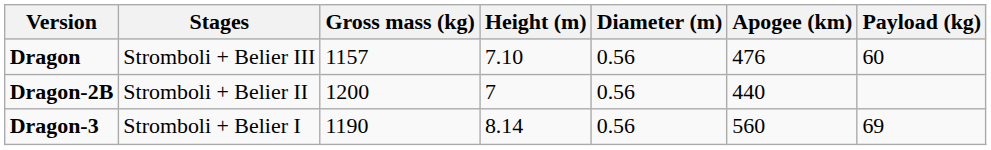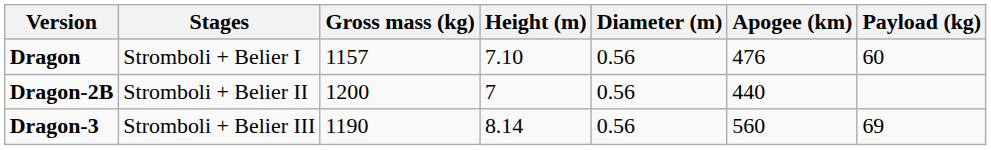(219, 56) Stromboli + Belier III -> (212, 56) Stromboli + Belier I
(212, 126) Stromboli + Belier I -> (219, 126) Stromboli + Belier III
